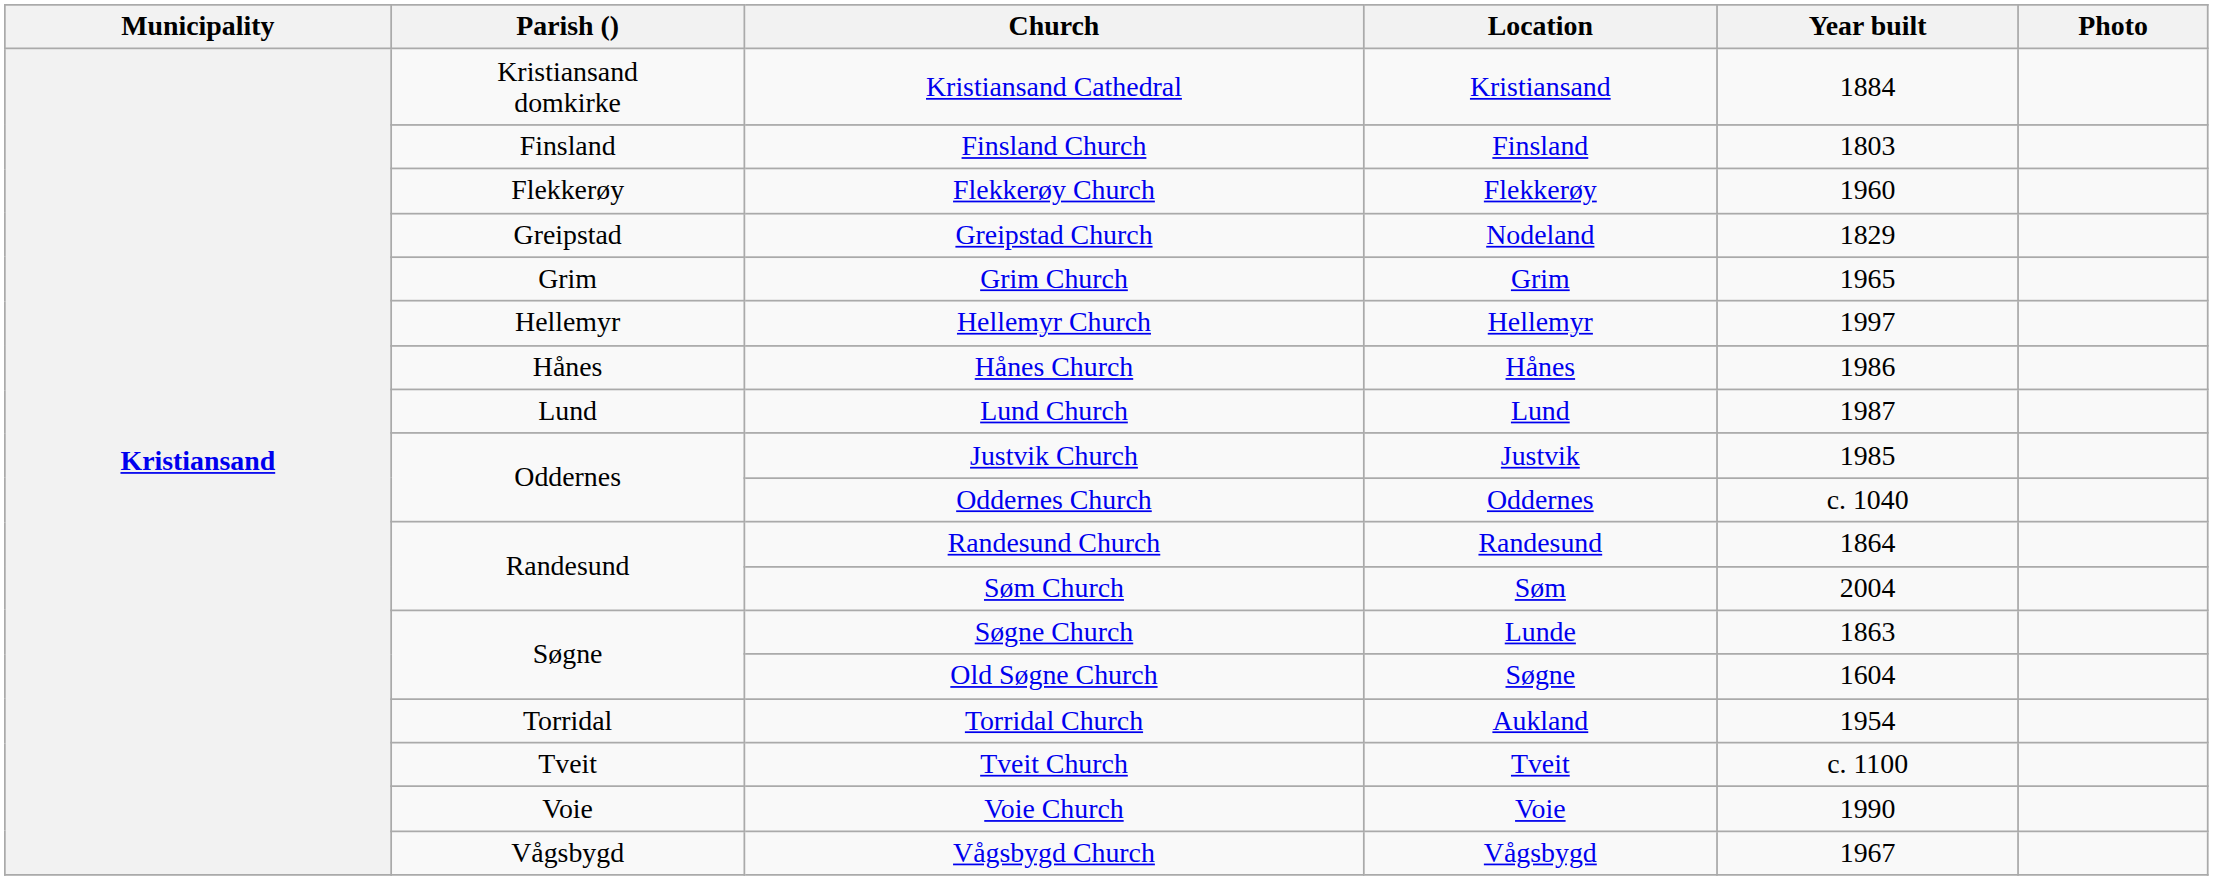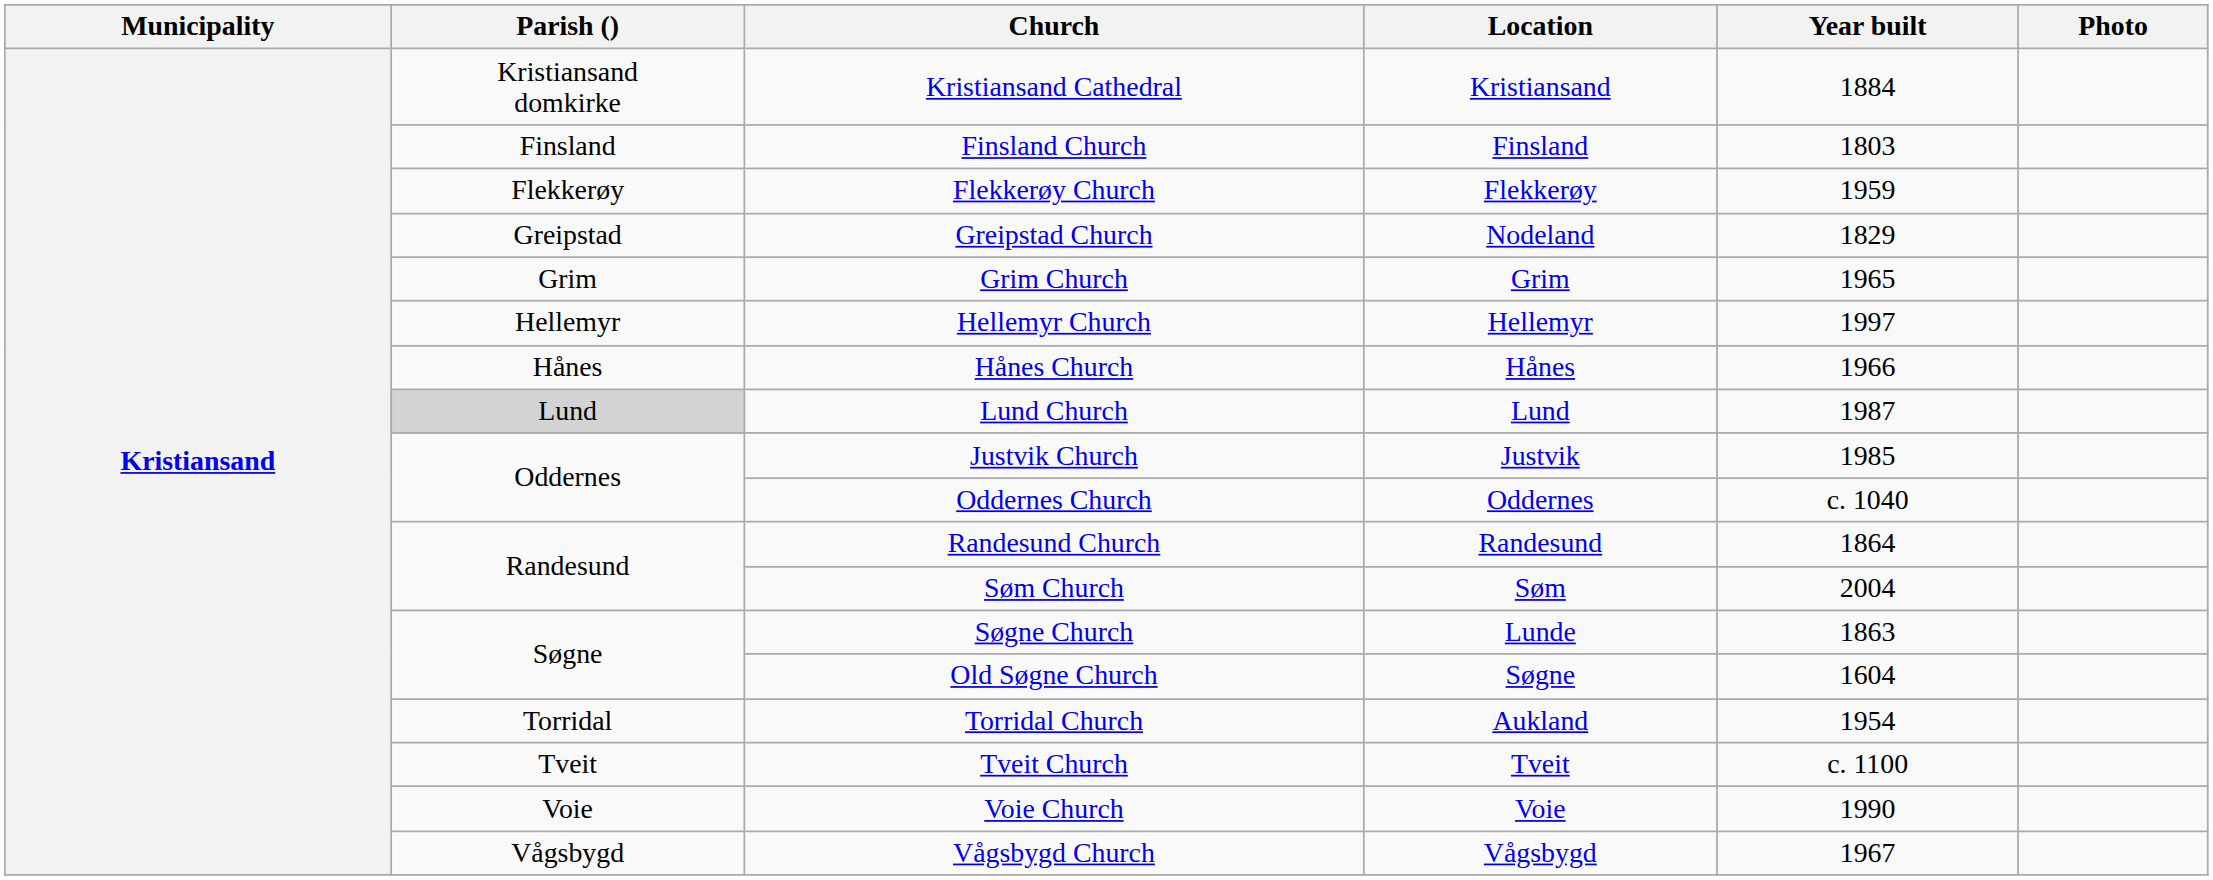(1868, 190) 1960 -> (1868, 190) 1959
(1868, 366) 1986 -> (1868, 366) 1966
(568, 411) no background -> (568, 411) lightgrey background
